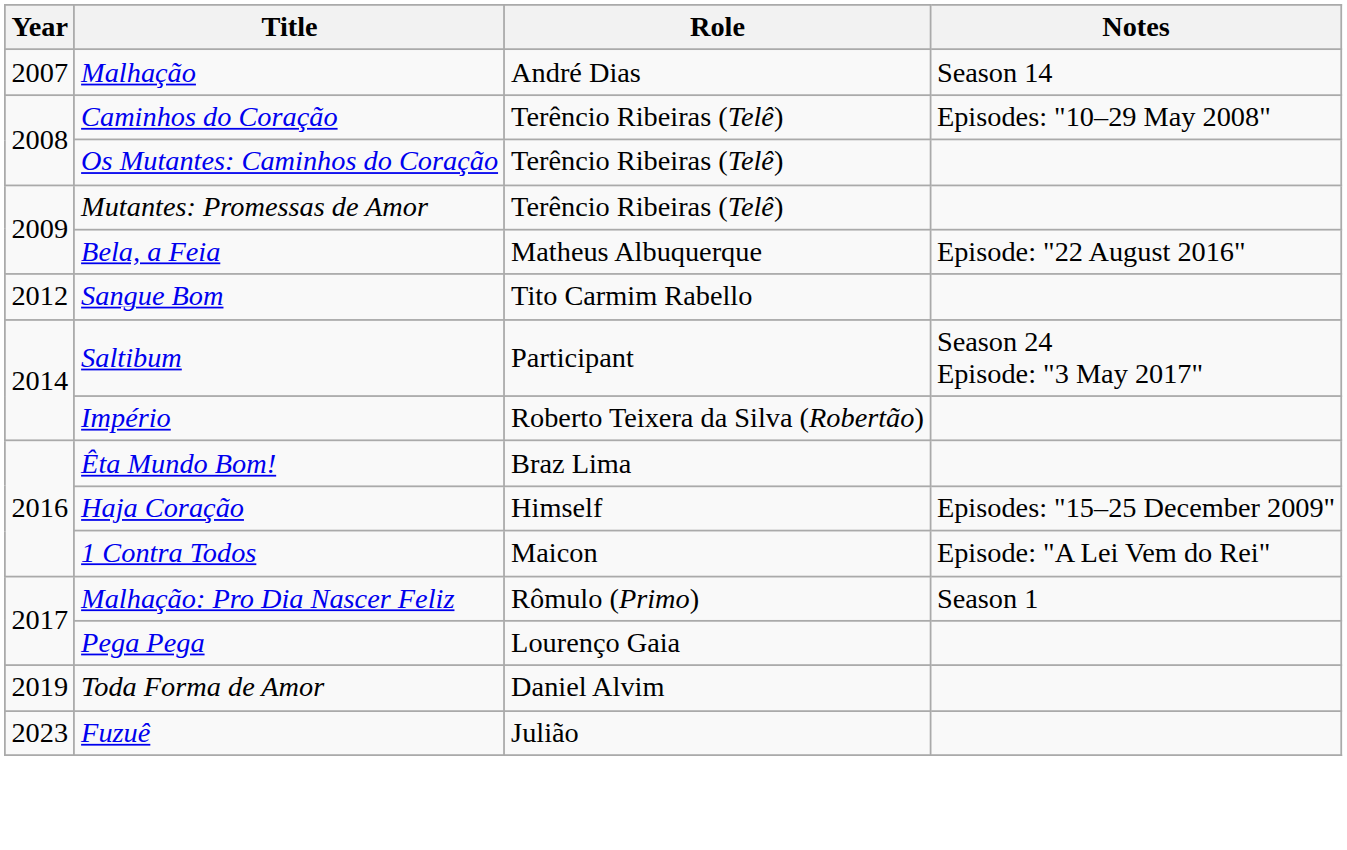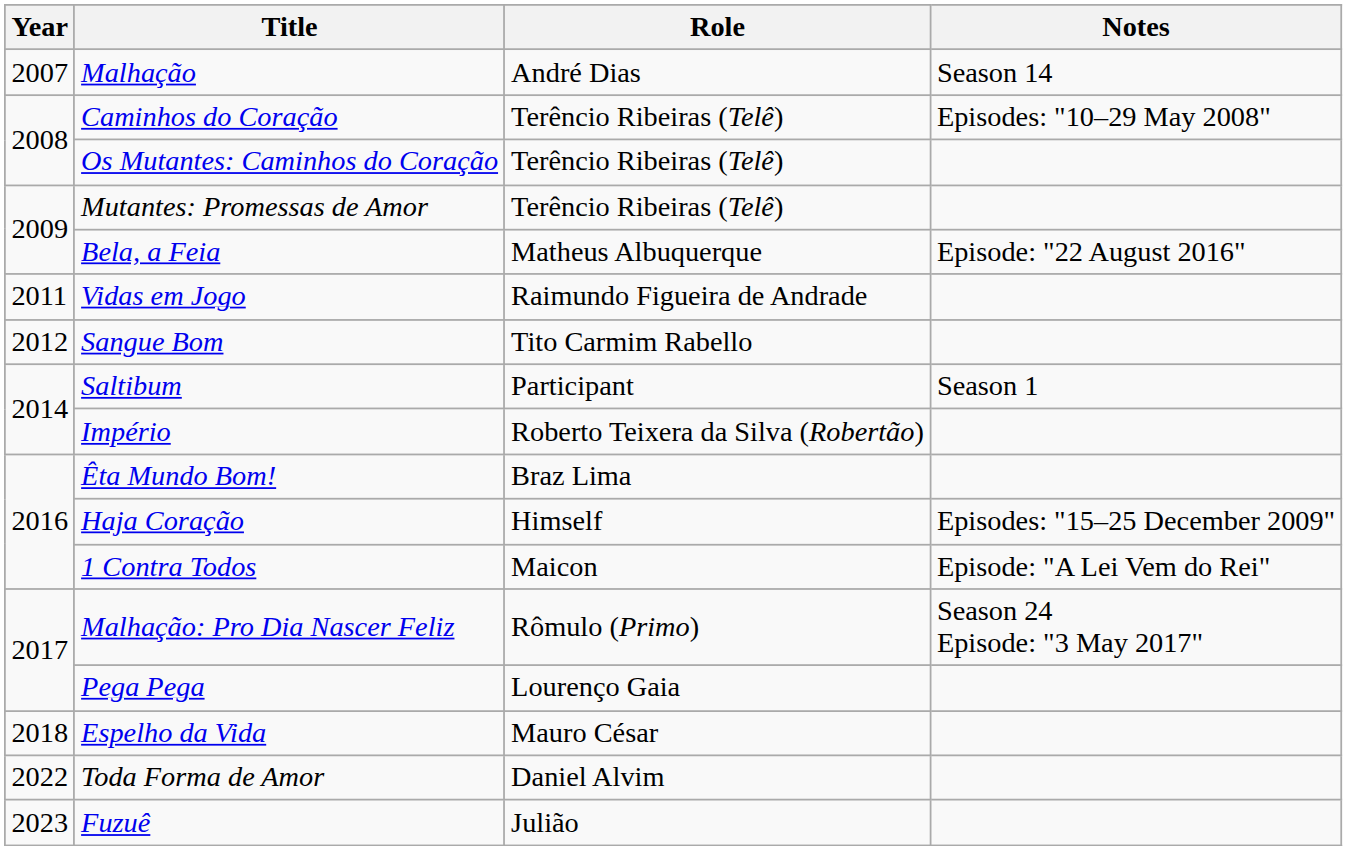+ row: (163, 296)
(1070, 357) Season 24 Episode: "3 May 2017" -> (988, 386) Season 1
(988, 597) Season 1 -> (1070, 626) Season 24 Episode: "3 May 2017"
+ row: (174, 732)
(40, 687) 2019 -> (40, 777) 2022
